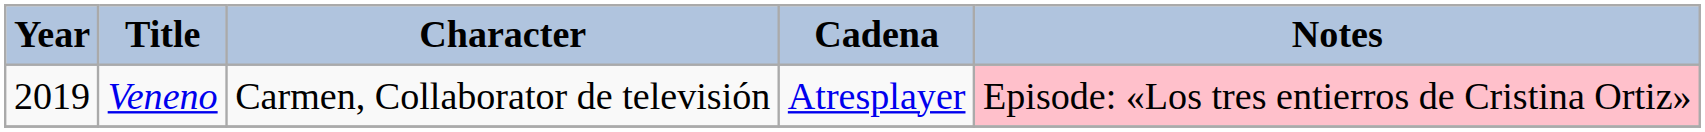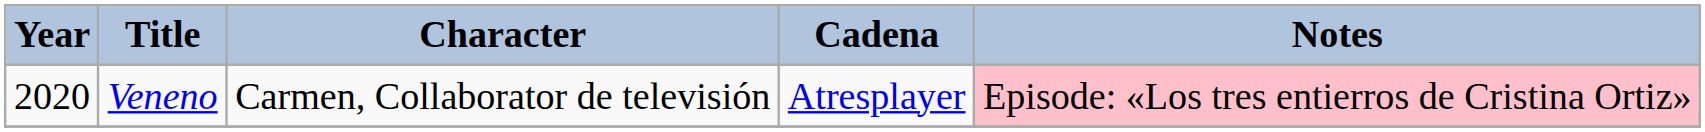(52, 95) 2019 -> (52, 95) 2020
